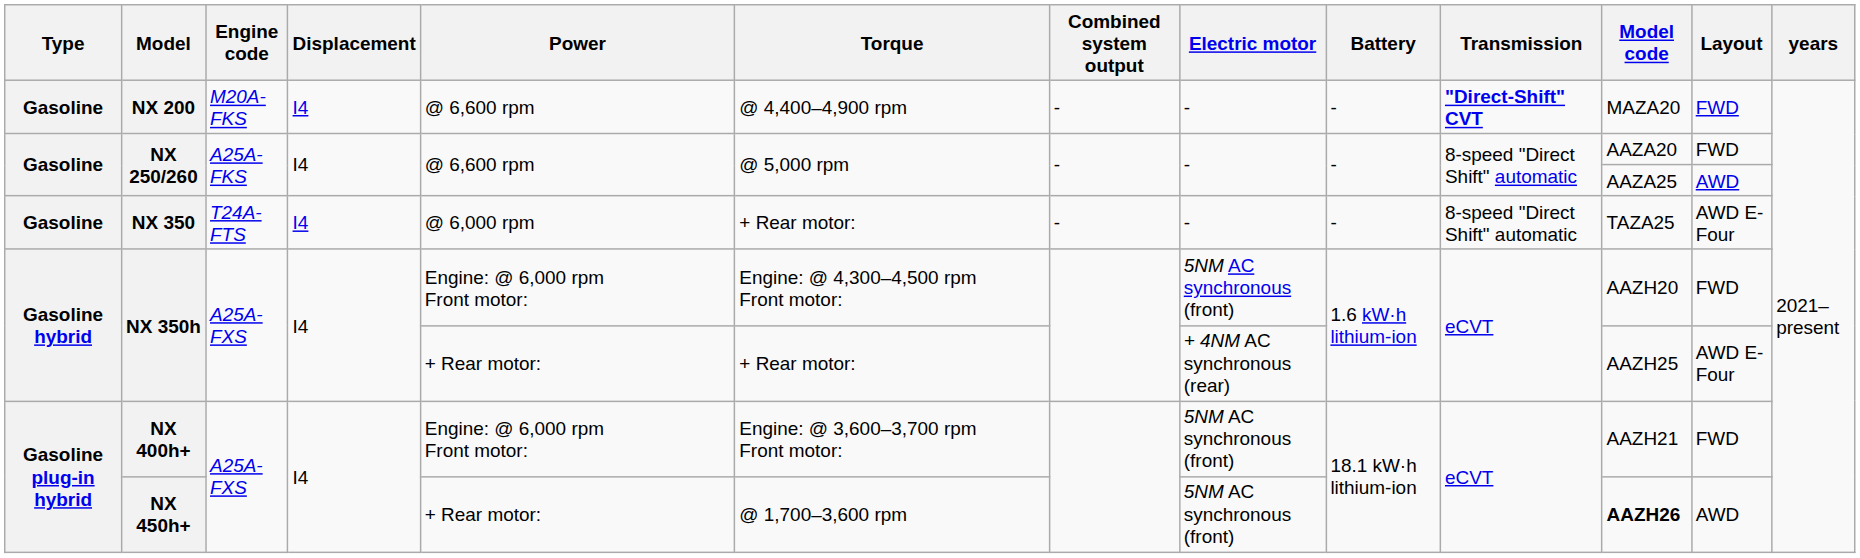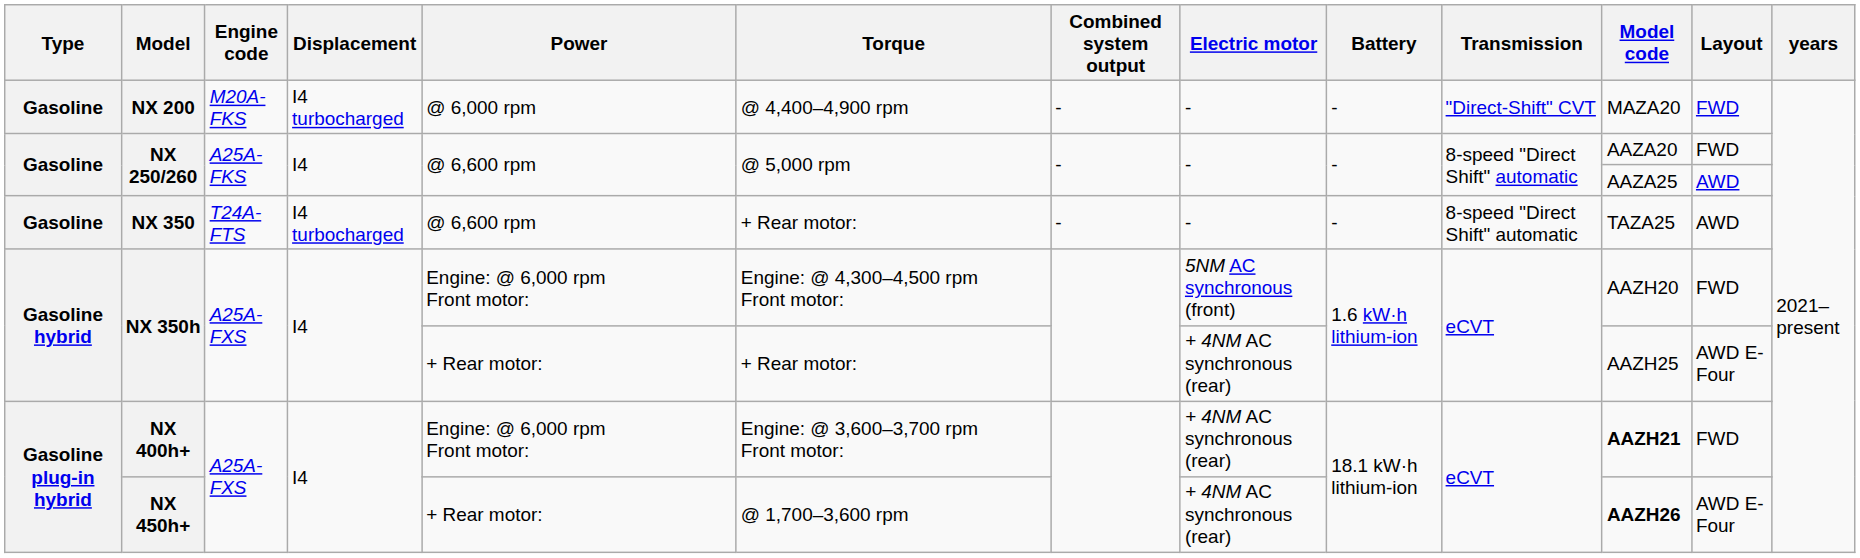(300, 107) I4 -> (348, 107) I4 turbocharged
(480, 107) @ 6,600 rpm -> (481, 107) @ 6,000 rpm
(1505, 107) bold -> (1521, 107) normal
(300, 223) I4 -> (348, 223) I4 turbocharged
(480, 223) @ 6,000 rpm -> (481, 223) @ 6,600 rpm
(1730, 223) AWD E-Four -> (1718, 223) AWD
(1237, 438) 5NM AC synchronous (front) -> (1239, 438) + 4NM AC synchronous (rear)
(1642, 438) normal -> (1644, 438) bold
(1237, 514) 5NM AC synchronous (front) -> (1239, 514) + 4NM AC synchronous (rear)
(1717, 514) AWD -> (1730, 514) AWD E-Four
